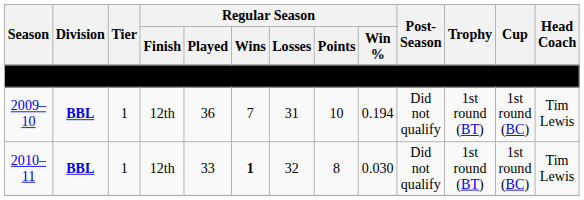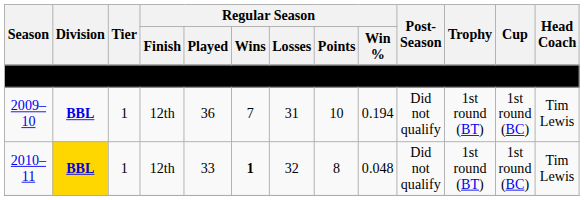(80, 168) no background -> (80, 168) gold background
(378, 168) 0.030 -> (378, 168) 0.048
